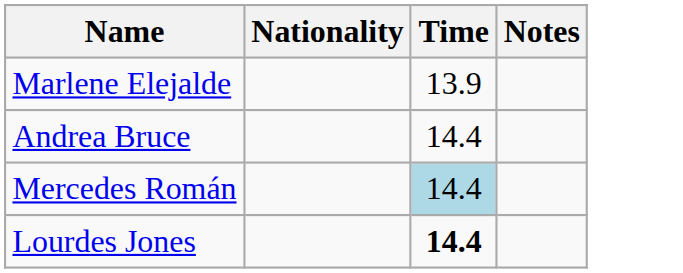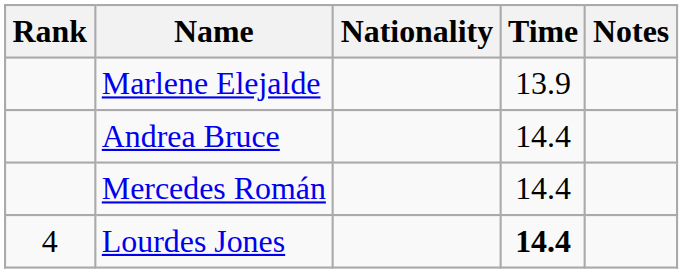+ column: (50, 31)
(454, 188) lightblue background -> (543, 188) no background
